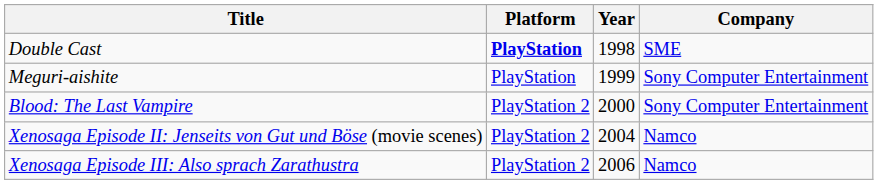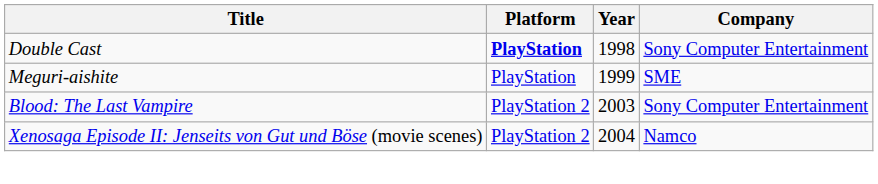(662, 48) SME -> (756, 48) Sony Computer Entertainment
(756, 77) Sony Computer Entertainment -> (662, 77) SME
(617, 106) 2000 -> (617, 106) 2003
- row: (184, 164)
